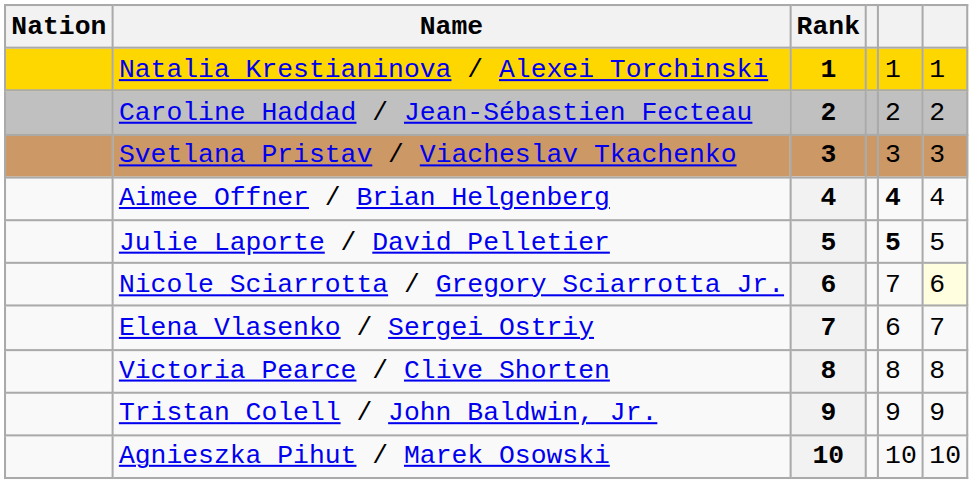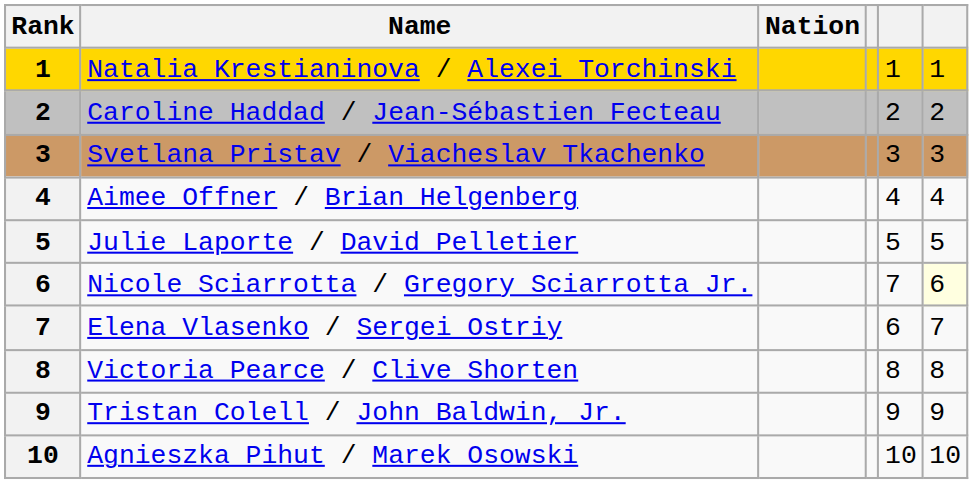columns swapped: (828, 27) <-> (59, 27)
(893, 199) bold -> (893, 199) normal
(893, 242) bold -> (893, 242) normal
